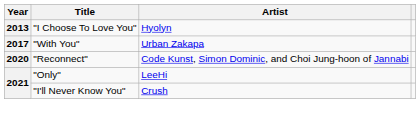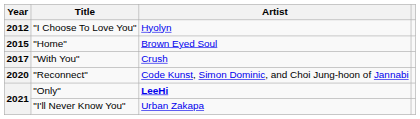(18, 28) 2013 -> (18, 28) 2012
+ row: (50, 43)
(173, 43) Urban Zakapa -> (154, 59) Crush
(154, 75) normal -> (155, 91) bold
(154, 91) Crush -> (173, 106) Urban Zakapa
